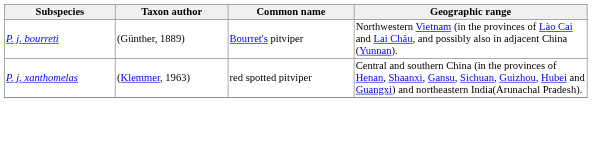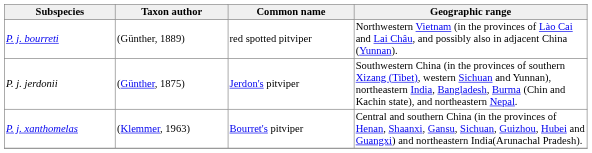(266, 39) Bourret's pitviper -> (271, 39) red spotted pitviper
+ row: (32, 84)
(271, 78) red spotted pitviper -> (266, 128) Bourret's pitviper
